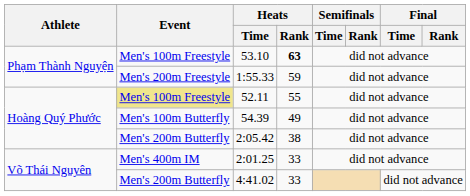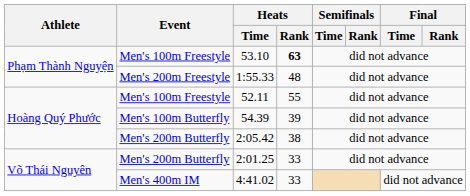(294, 77) 59 -> (294, 77) 48
(175, 97) khaki background -> (175, 97) no background
(294, 118) 49 -> (294, 118) 39
(160, 159) Men's 400m IM -> (174, 159) Men's 200m Butterfly
(174, 180) Men's 200m Butterfly -> (160, 180) Men's 400m IM
